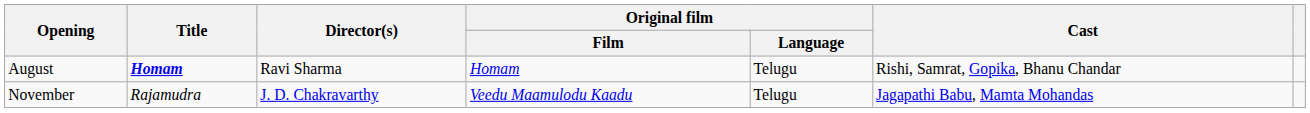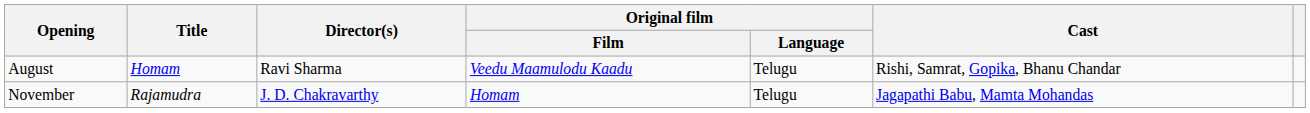(157, 69) bold -> (155, 69) normal
(495, 69) Homam -> (551, 69) Veedu Maamulodu Kaadu
(551, 95) Veedu Maamulodu Kaadu -> (495, 95) Homam
